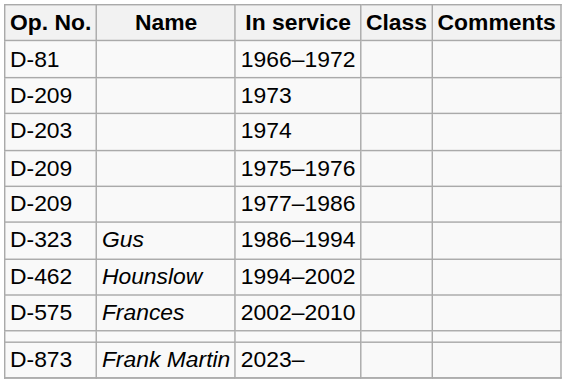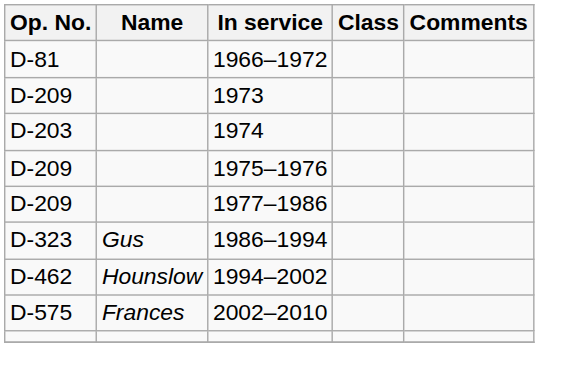- row: (41, 359)
